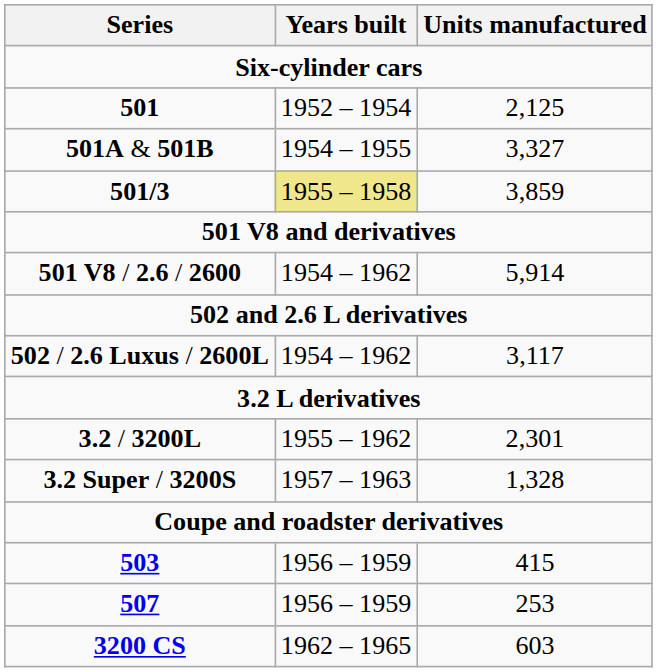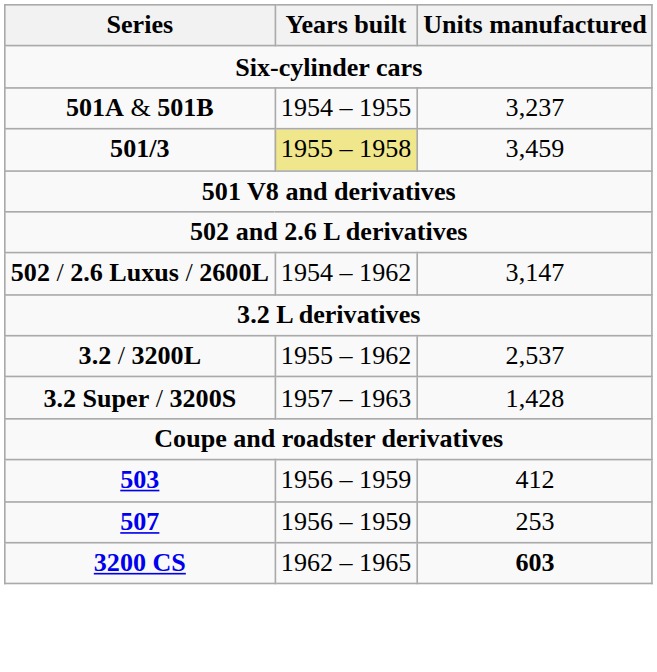- row: (140, 107)
(535, 149) 3,327 -> (535, 107) 3,237
(535, 190) 3,859 -> (535, 149) 3,459
- row: (140, 273)
(535, 356) 3,117 -> (535, 273) 3,147
(535, 438) 2,301 -> (535, 356) 2,537
(535, 480) 1,328 -> (535, 397) 1,428
(535, 562) 415 -> (535, 480) 412
(535, 645) normal -> (535, 562) bold
